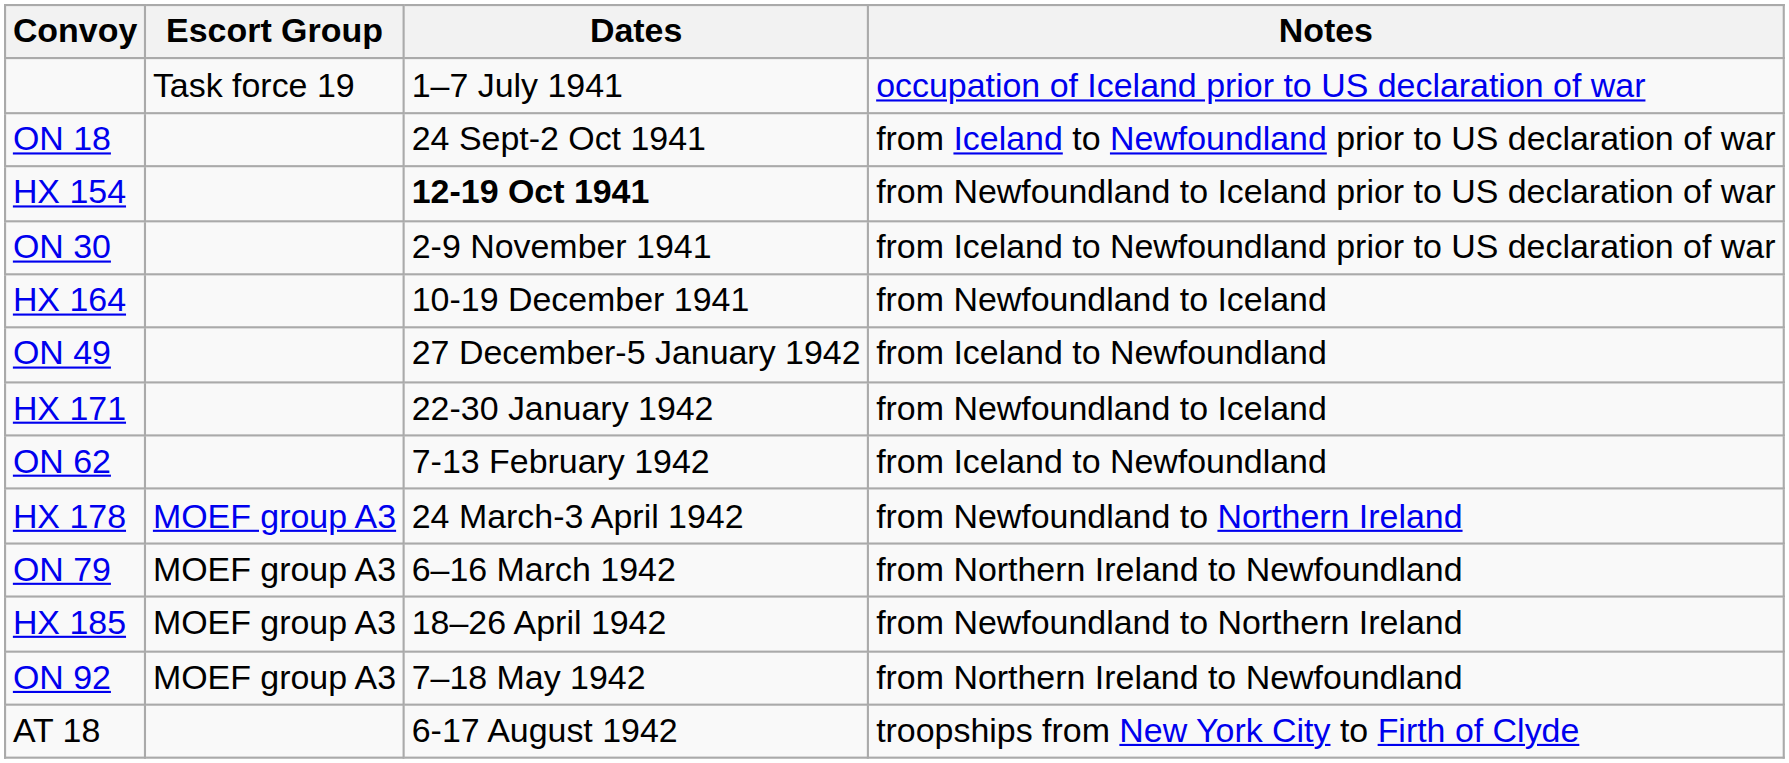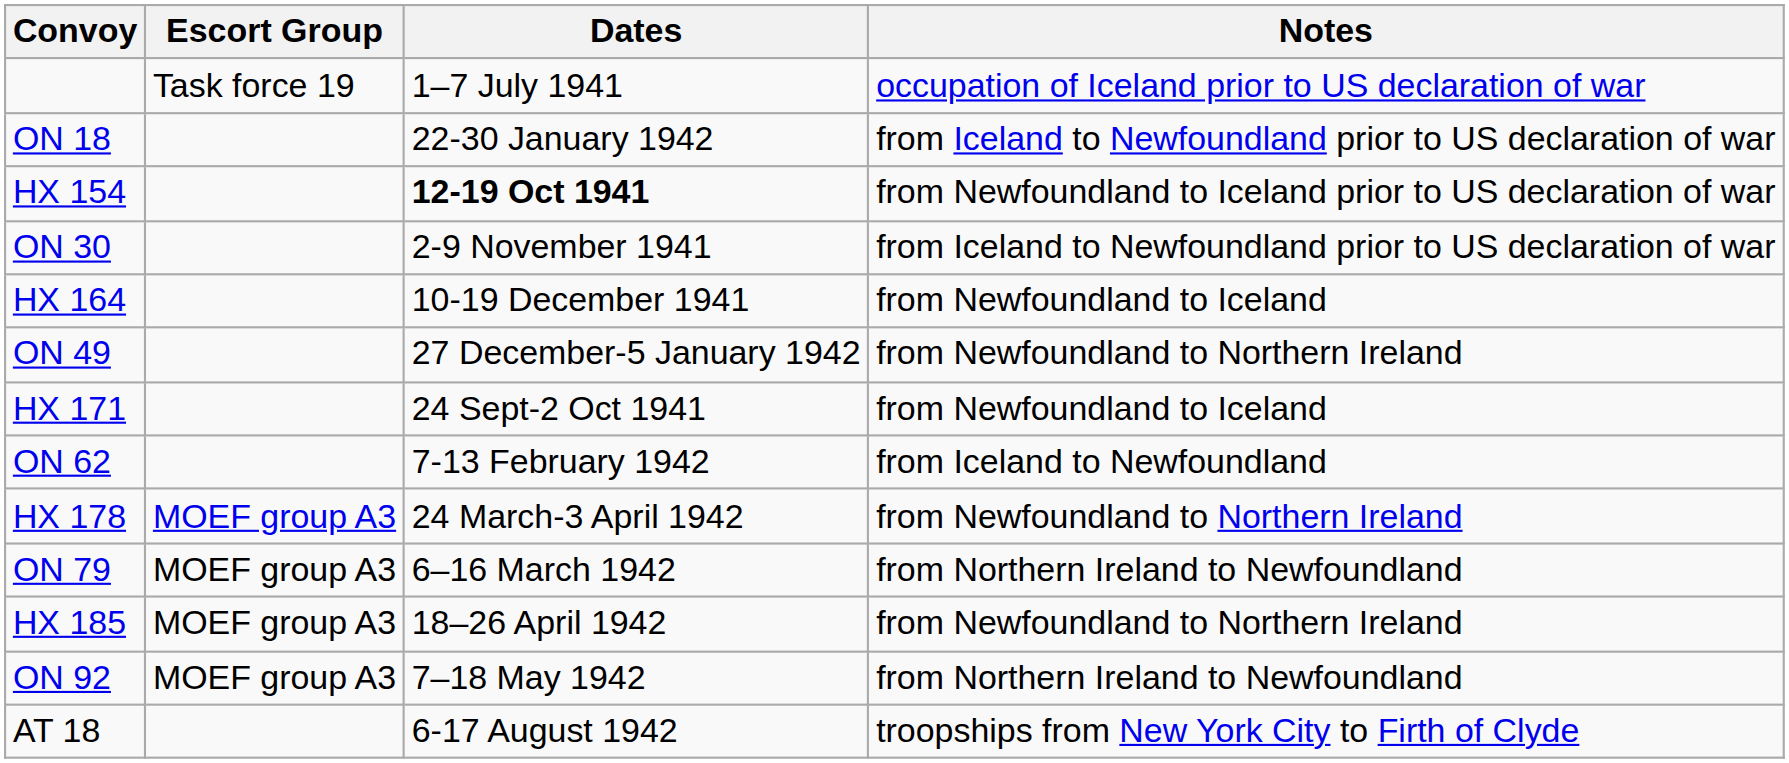(559, 138) 24 Sept-2 Oct 1941 -> (563, 138) 22-30 January 1942
(1101, 354) from Iceland to Newfoundland -> (1169, 354) from Newfoundland to Northern Ireland
(563, 407) 22-30 January 1942 -> (559, 407) 24 Sept-2 Oct 1941
